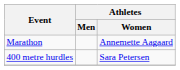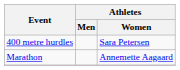rows swapped: (40, 58) <-> (24, 42)
